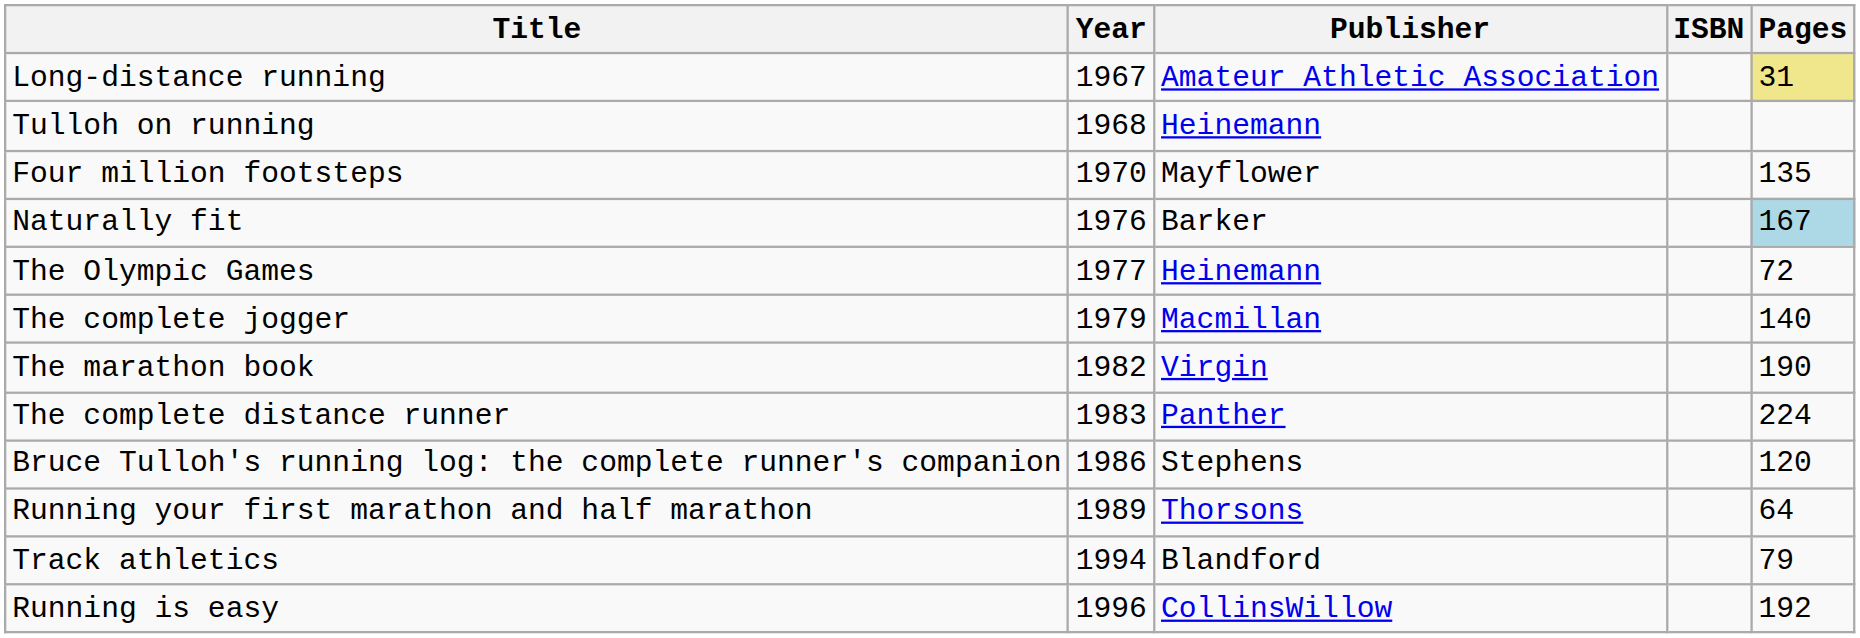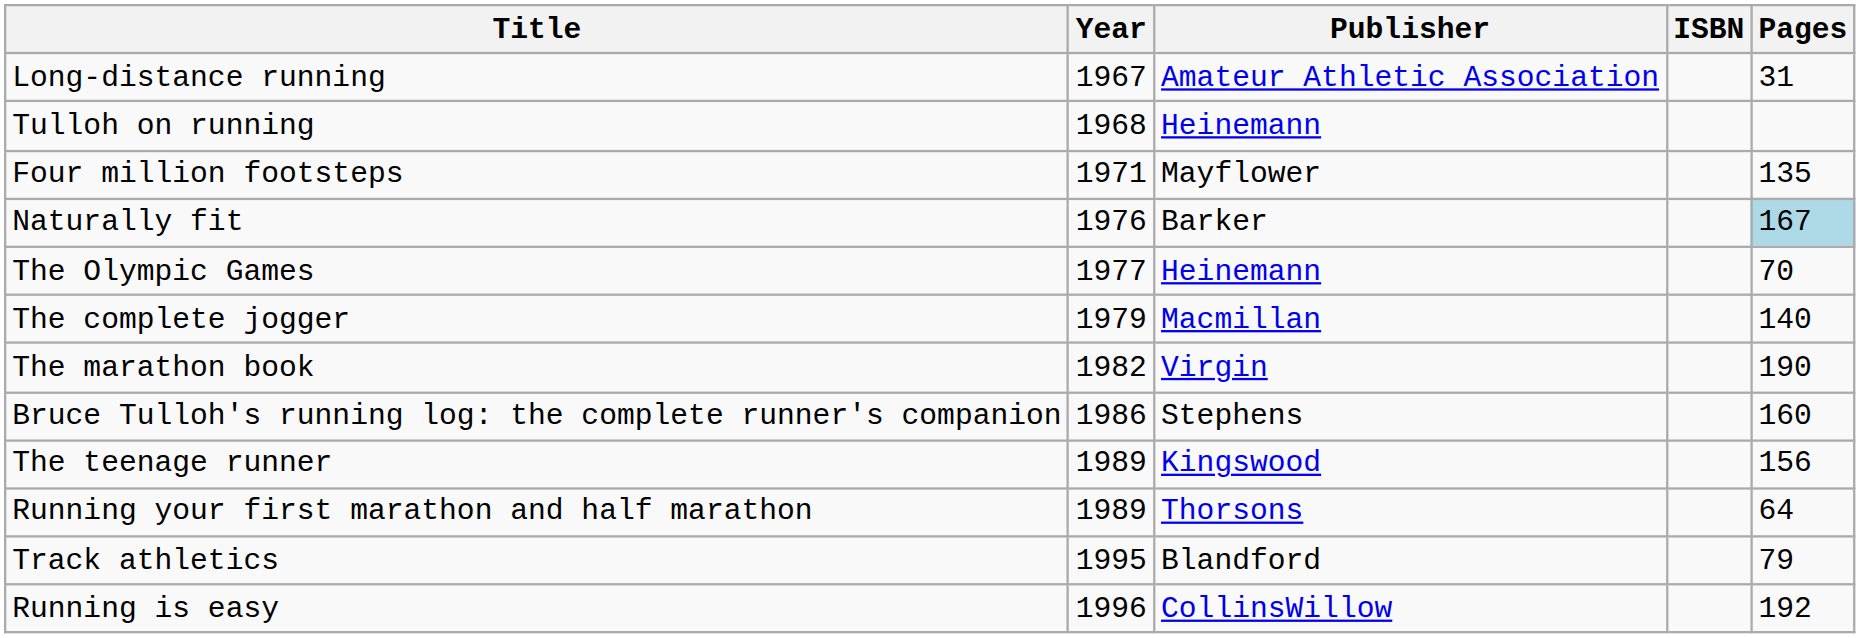(1776, 78) khaki background -> (1776, 78) no background
(1111, 174) 1970 -> (1111, 174) 1971
(1776, 271) 72 -> (1776, 271) 70
- row: (261, 416)
(1785, 464) 120 -> (1785, 416) 160
+ row: (172, 464)
(1111, 561) 1994 -> (1111, 561) 1995
